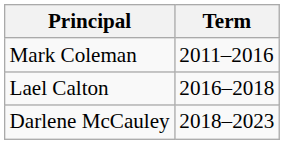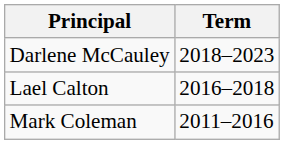rows swapped: (90, 121) <-> (73, 54)
